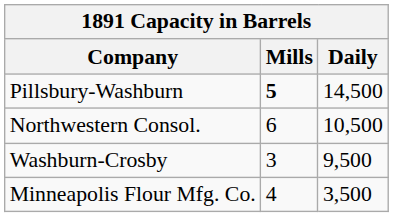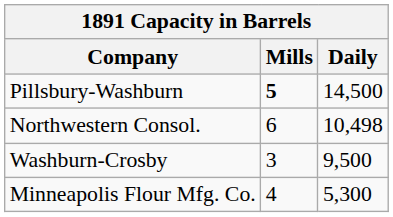(353, 125) 10,500 -> (353, 125) 10,498
(347, 194) 3,500 -> (347, 194) 5,300
